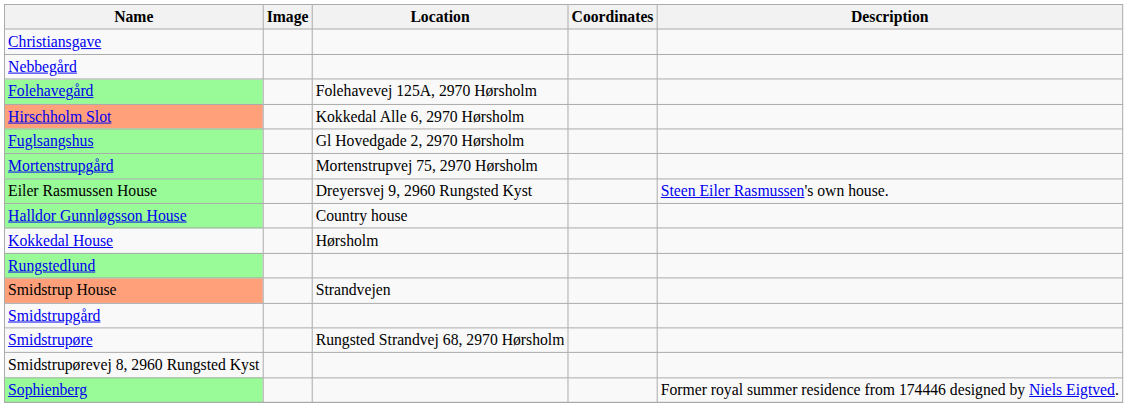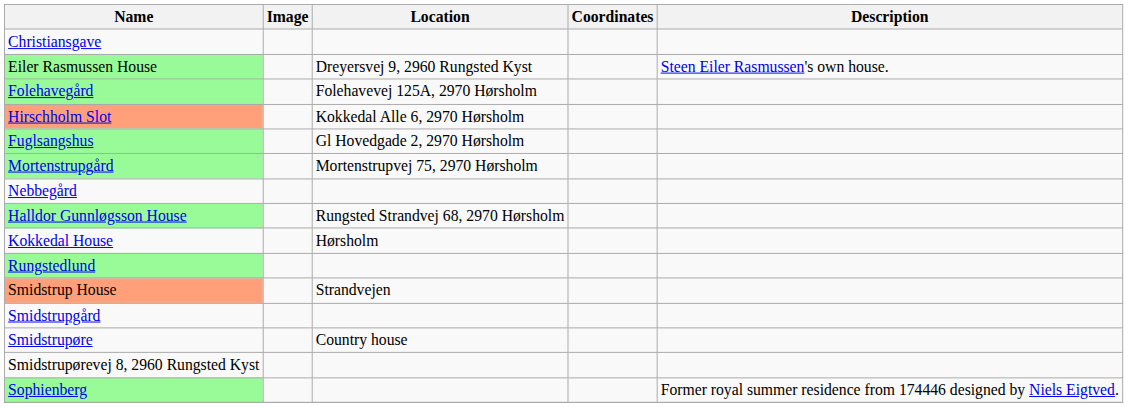rows swapped: (83, 191) <-> (42, 66)
(362, 215) Country house -> (440, 215) Rungsted Strandvej 68, 2970 Hørsholm
(440, 340) Rungsted Strandvej 68, 2970 Hørsholm -> (362, 340) Country house
